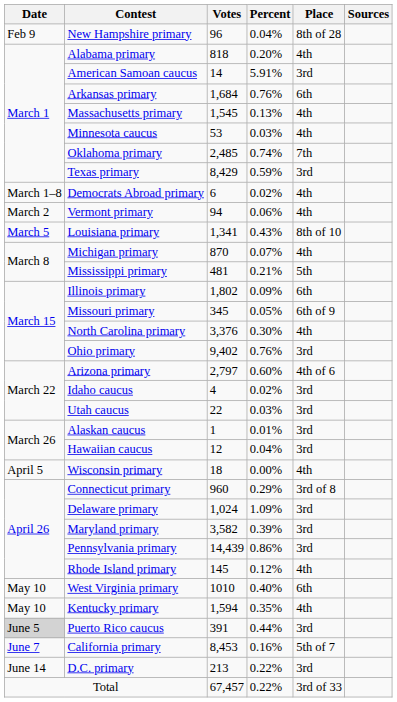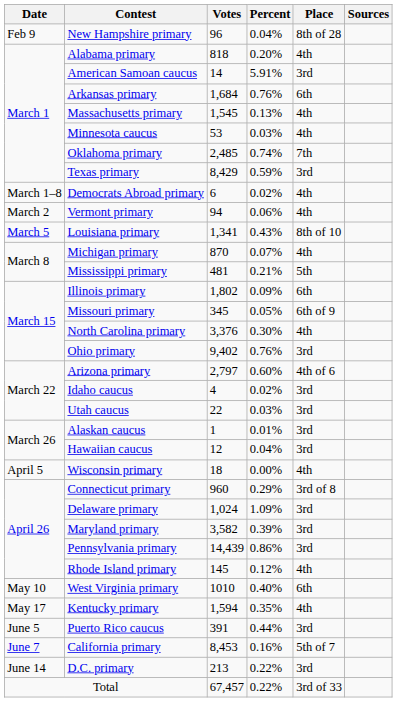(27, 608) May 10 -> (27, 608) May 17
(23, 627) lightgrey background -> (23, 627) no background
